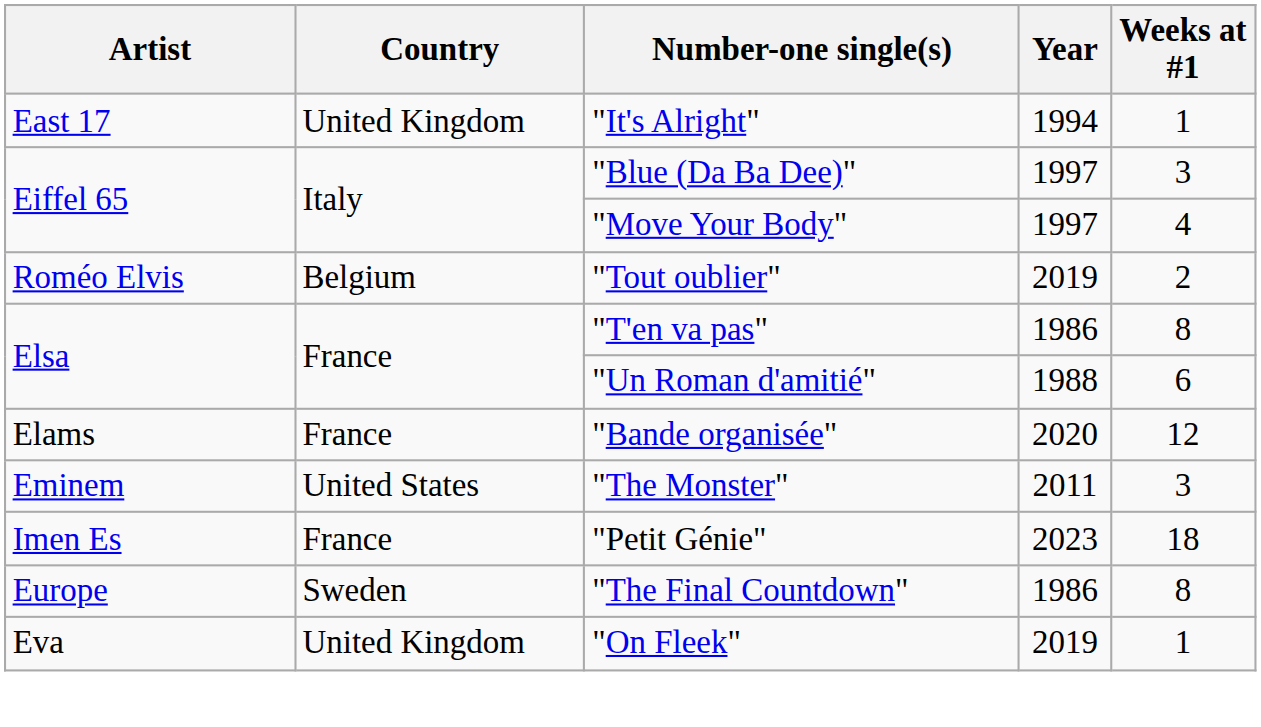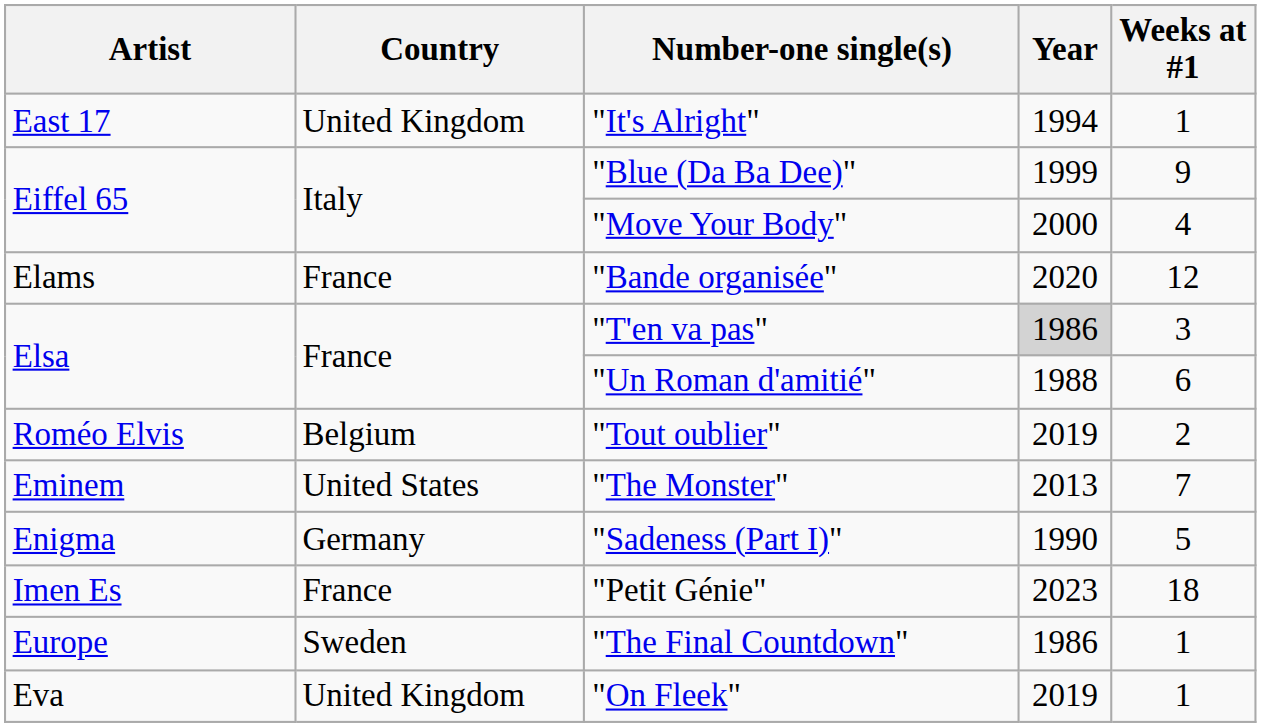(1065, 172) 1997 -> (1065, 172) 1999
(1183, 172) 3 -> (1183, 172) 9
(1065, 224) 1997 -> (1065, 224) 2000
rows swapped: (715, 433) <-> (686, 276)
(1065, 329) no background -> (1065, 329) lightgrey background
(1183, 329) 8 -> (1183, 329) 3
(1065, 485) 2011 -> (1065, 485) 2013
(1183, 485) 3 -> (1183, 485) 7
+ row: (717, 538)
(1183, 590) 8 -> (1183, 642) 1
